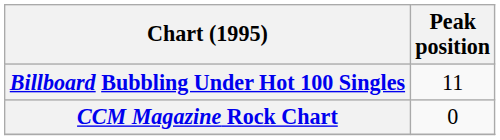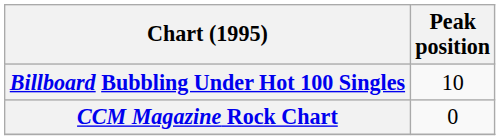(453, 81) 11 -> (453, 81) 10
